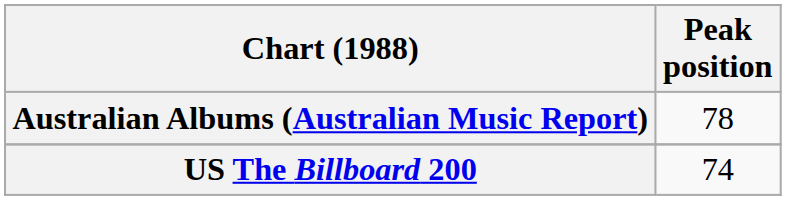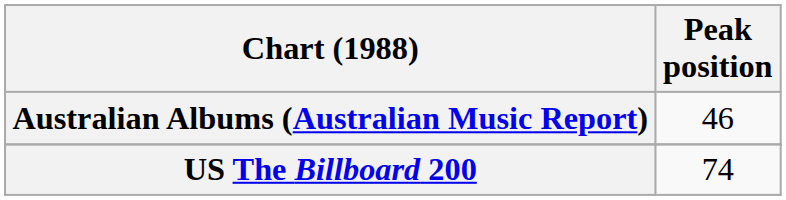(718, 117) 78 -> (718, 117) 46
